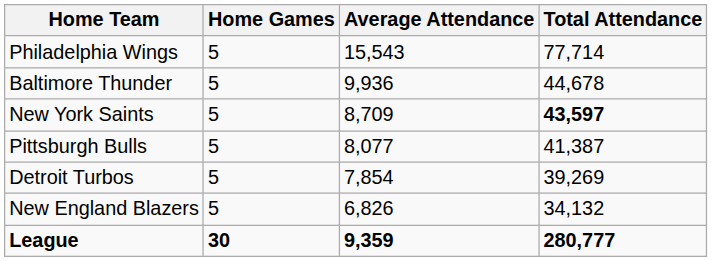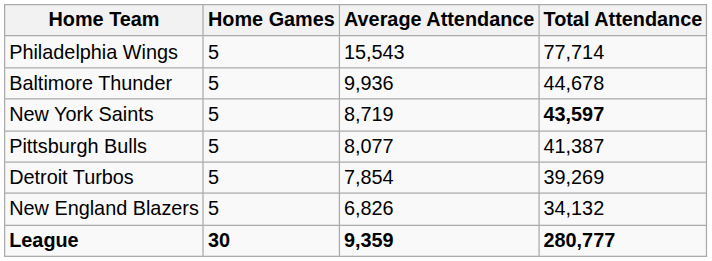(369, 114) 8,709 -> (369, 114) 8,719
